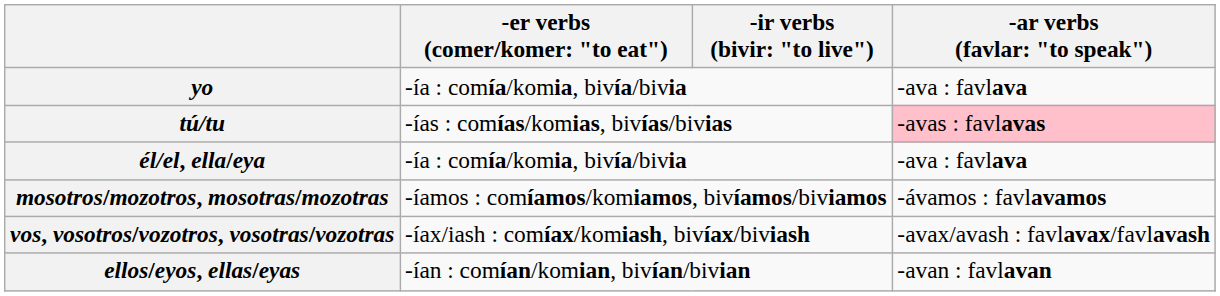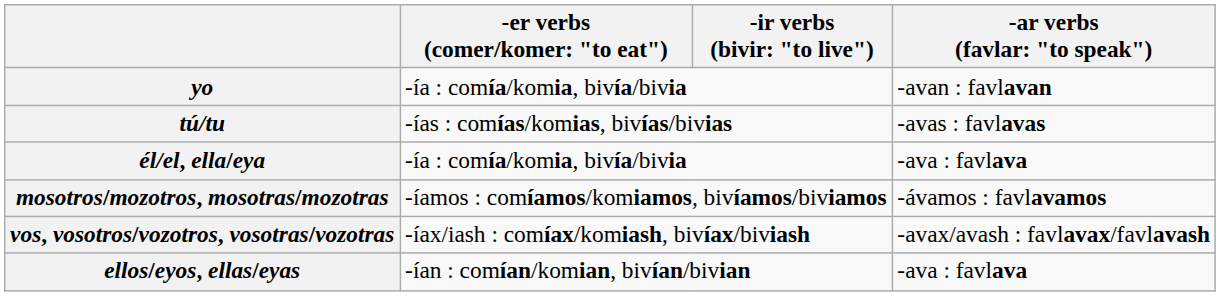(962, 86) -ava : favlava -> (975, 86) -avan : favlavan
(971, 123) pink background -> (971, 123) no background
(975, 271) -avan : favlavan -> (962, 271) -ava : favlava
